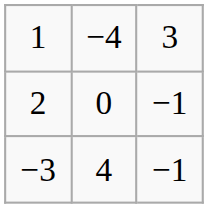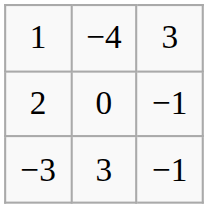(104, 169) 4 -> (104, 169) 3
